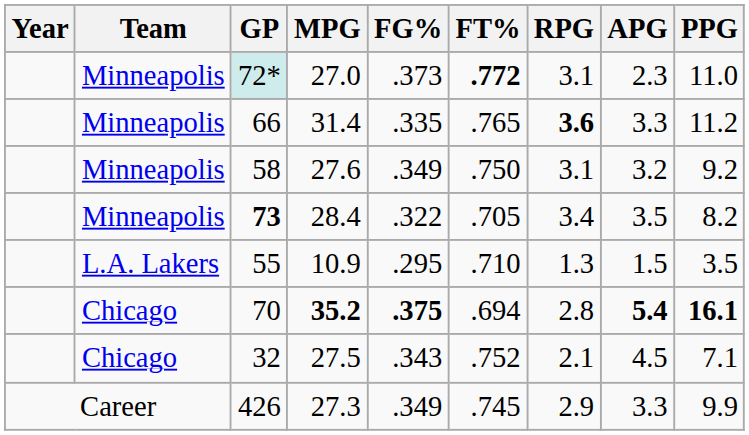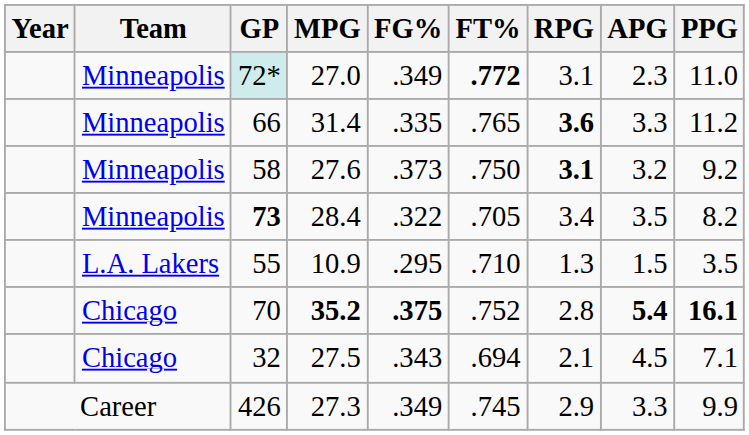(417, 75) .373 -> (417, 75) .349
(417, 169) .349 -> (417, 169) .373
(576, 169) normal -> (576, 169) bold
(496, 310) .694 -> (496, 310) .752
(496, 358) .752 -> (496, 358) .694
